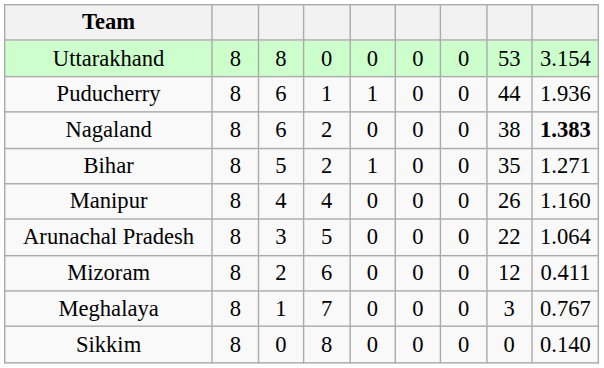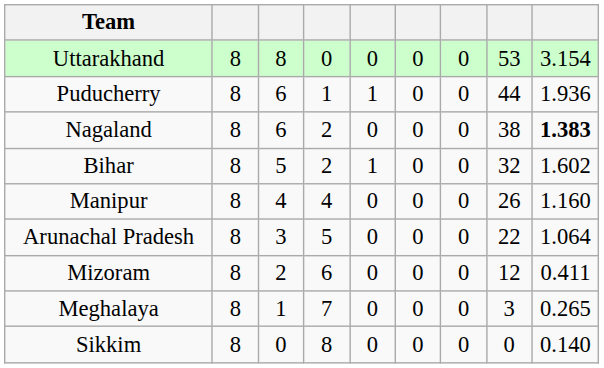(509, 165) 35 -> (509, 165) 32
(565, 165) 1.271 -> (565, 165) 1.602
(565, 308) 0.767 -> (565, 308) 0.265
